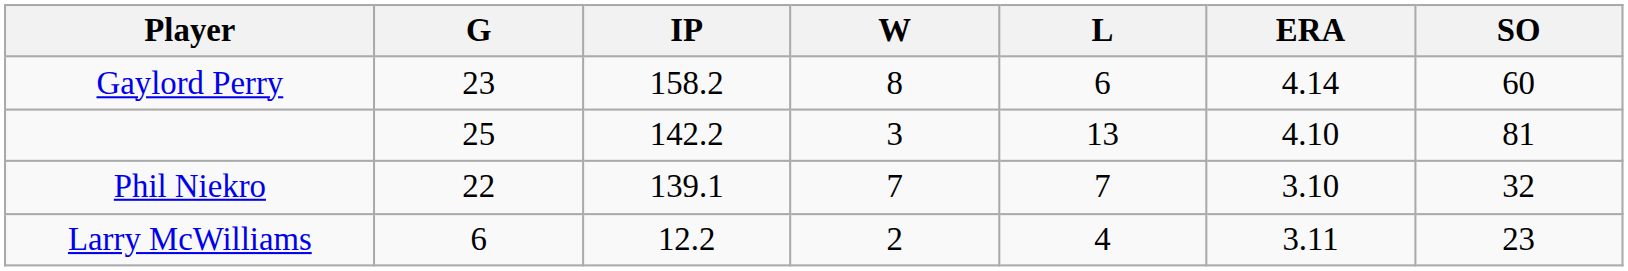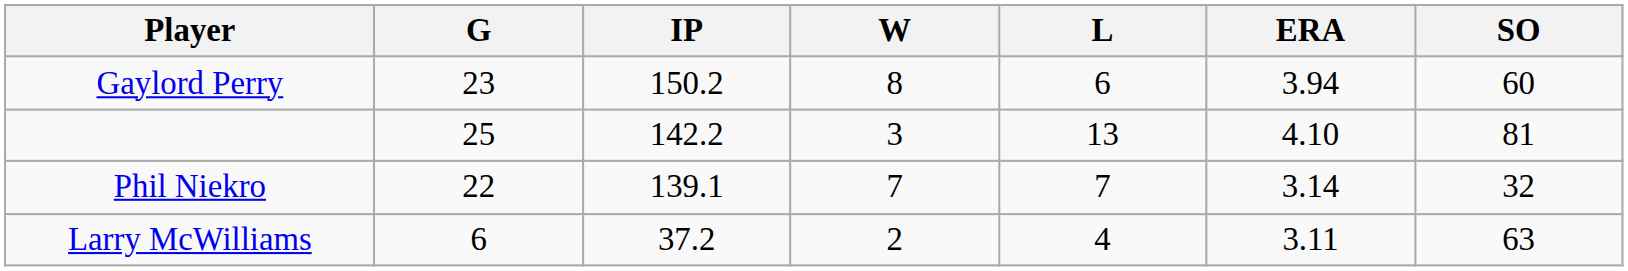(687, 82) 158.2 -> (687, 82) 150.2
(1310, 82) 4.14 -> (1310, 82) 3.94
(1310, 186) 3.10 -> (1310, 186) 3.14
(687, 238) 12.2 -> (687, 238) 37.2
(1519, 238) 23 -> (1519, 238) 63
